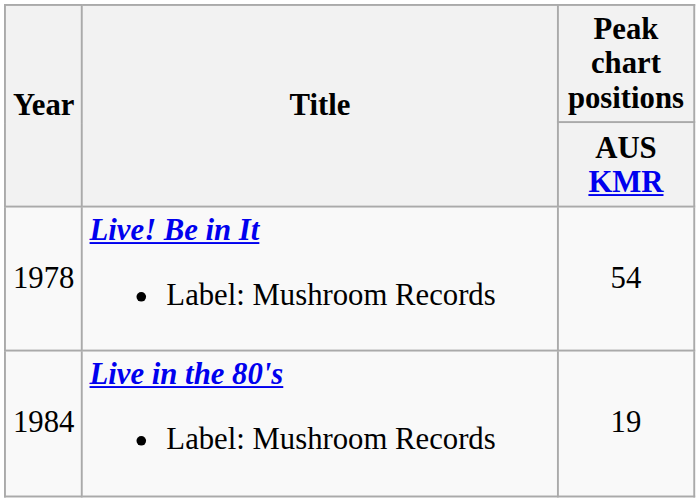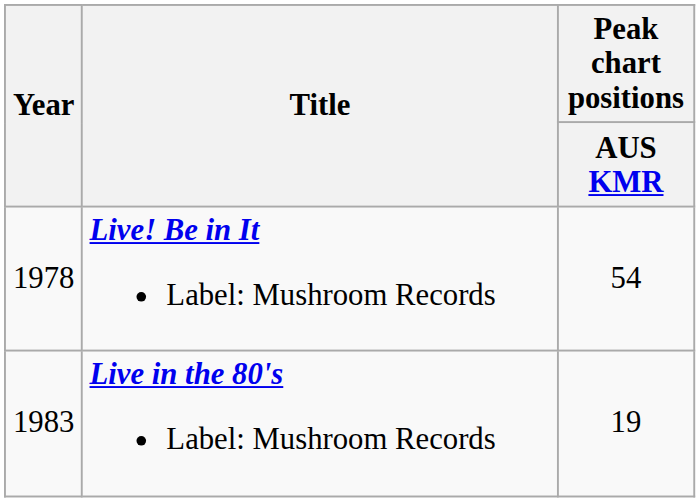(44, 422) 1984 -> (44, 422) 1983
